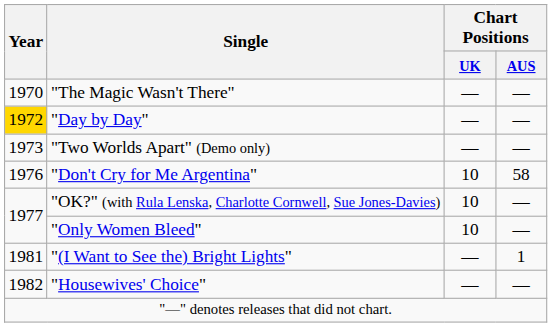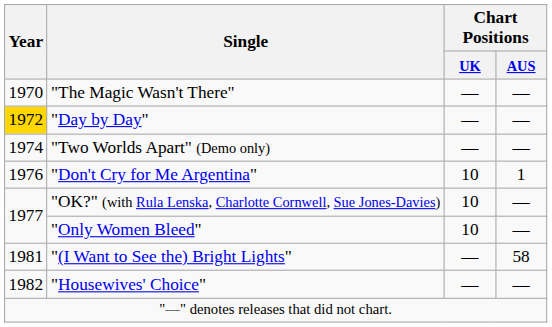(26, 147) 1973 -> (26, 147) 1974
(521, 174) 58 -> (521, 174) 1
(521, 256) 1 -> (521, 256) 58
